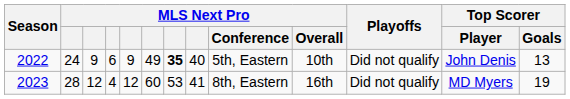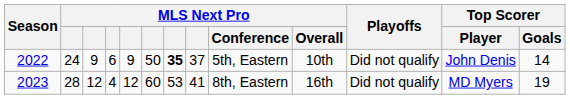(153, 60) 49 -> (153, 60) 50
(197, 60) 40 -> (197, 60) 37
(542, 60) 13 -> (542, 60) 14
